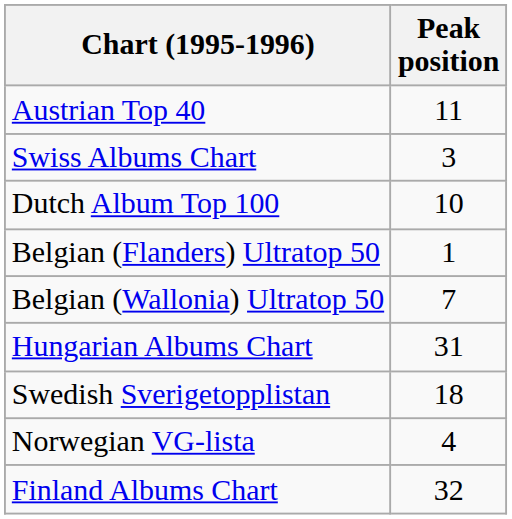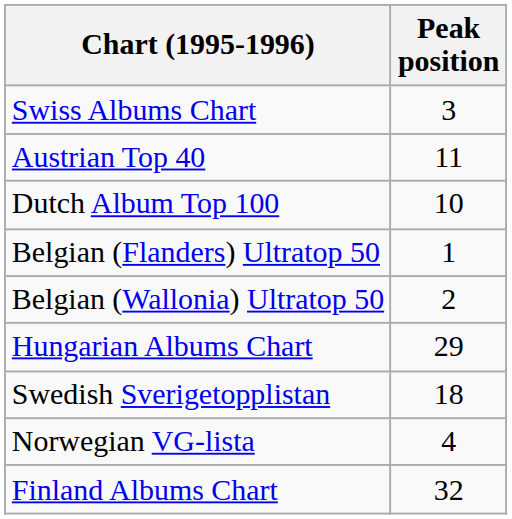rows swapped: (109, 109) <-> (134, 156)
(449, 299) 7 -> (449, 299) 2
(449, 346) 31 -> (449, 346) 29
